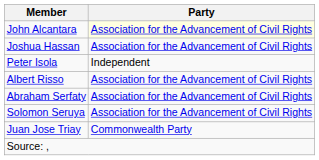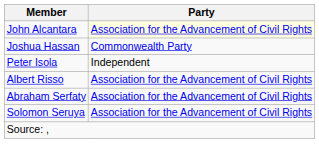(202, 46) Association for the Advancement of Civil Rights -> (141, 46) Commonwealth Party
- row: (44, 130)
